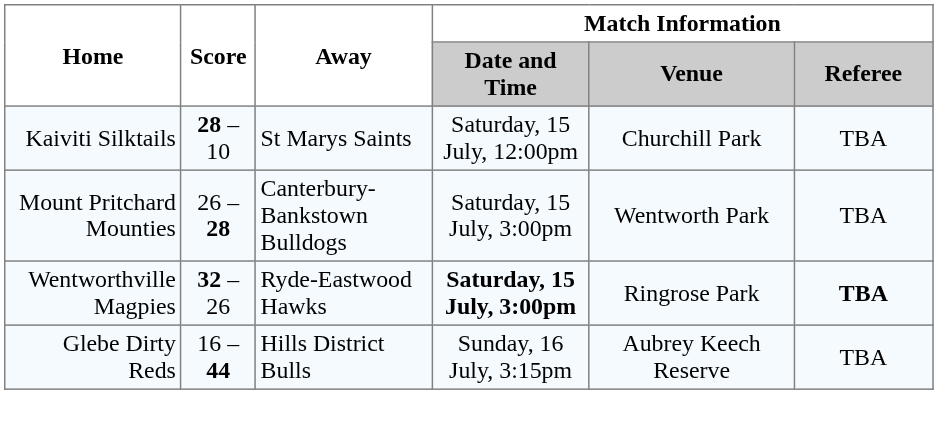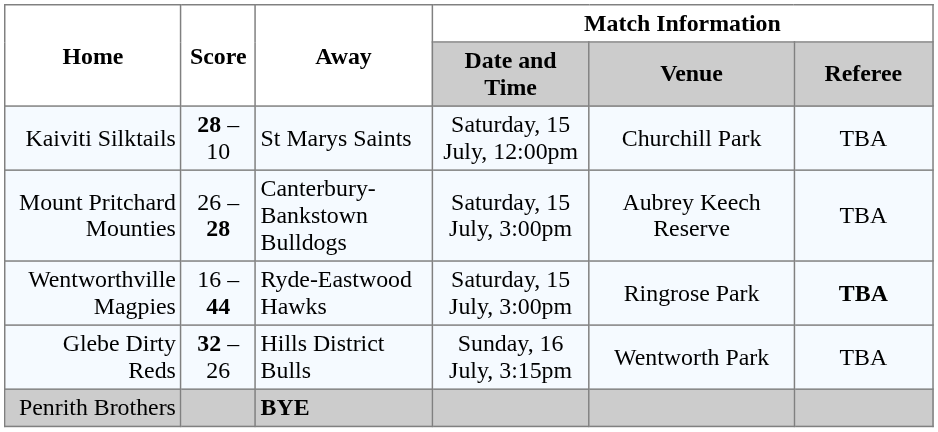(692, 215) Wentworth Park -> (692, 215) Aubrey Keech Reserve
(218, 292) 32 – 26 -> (218, 292) 16 – 44
(511, 292) bold -> (511, 292) normal
(218, 356) 16 – 44 -> (218, 356) 32 – 26
(692, 356) Aubrey Keech Reserve -> (692, 356) Wentworth Park
+ row: (97, 407)
